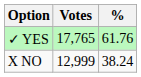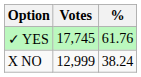(76, 38) 17,765 -> (76, 38) 17,745
